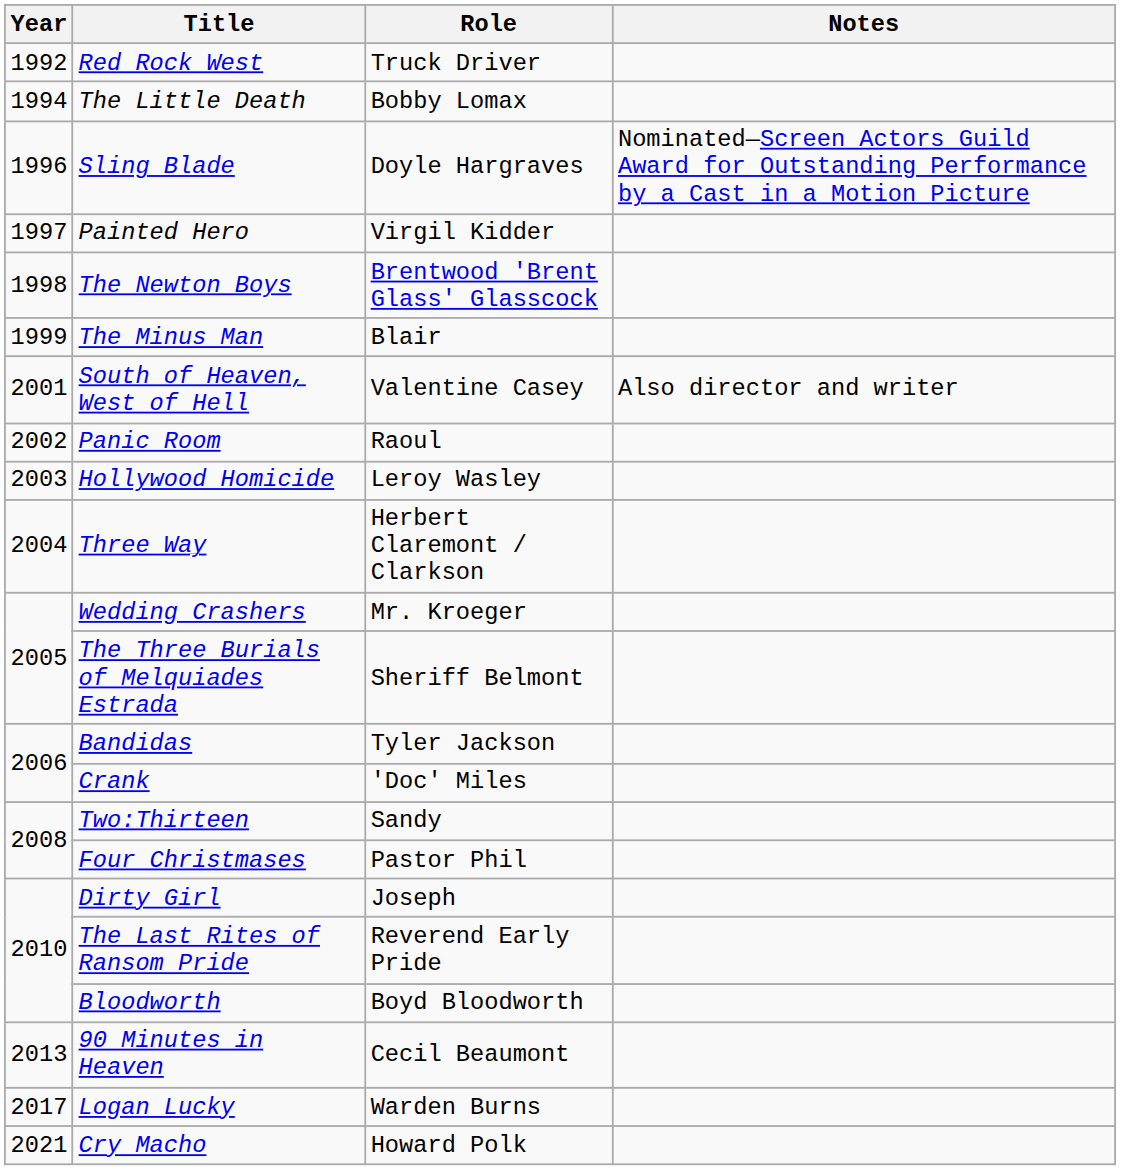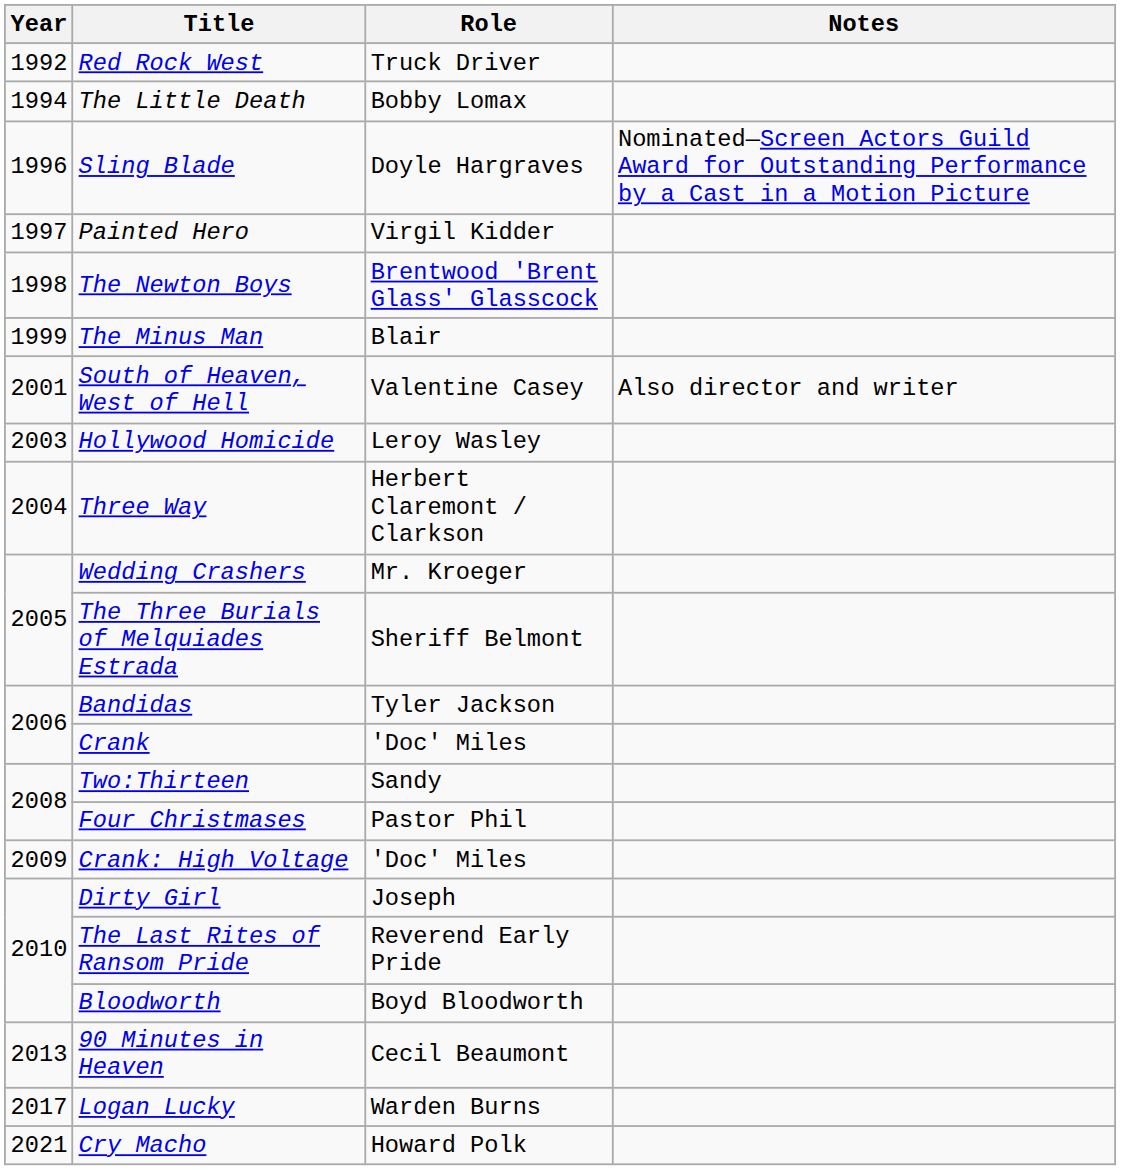- row: (150, 442)
+ row: (214, 860)
